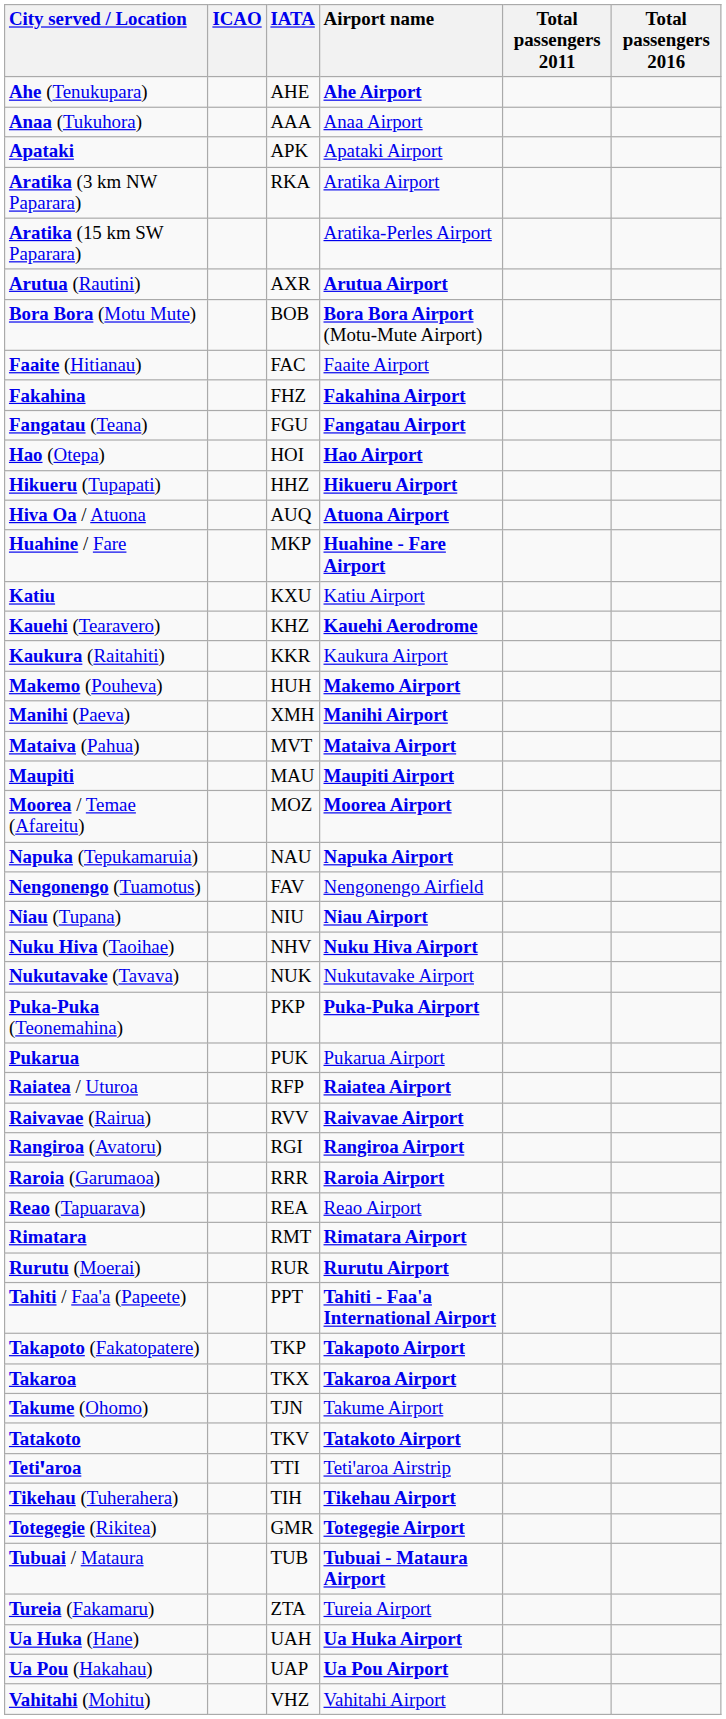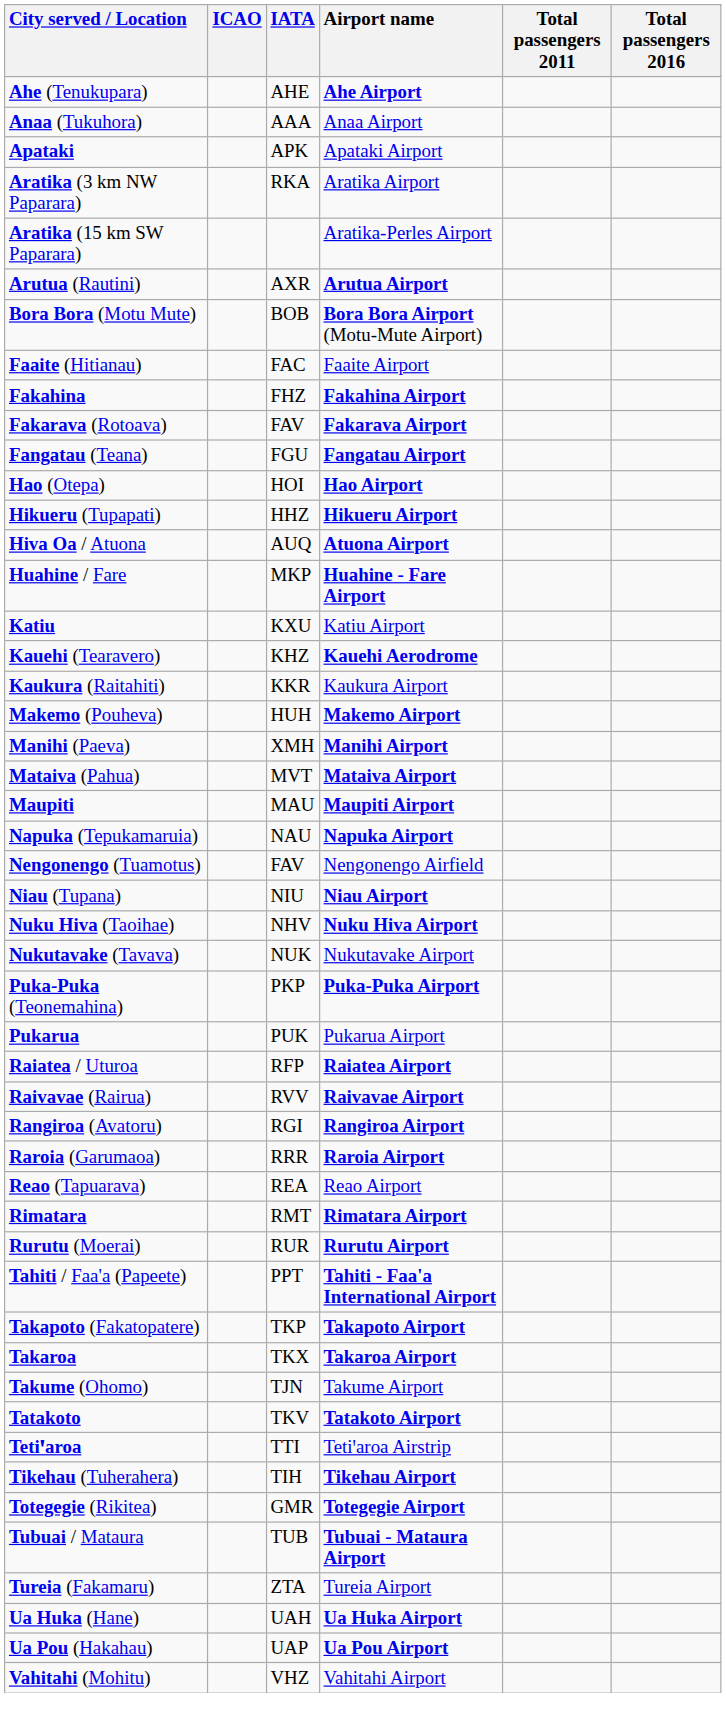+ row: (88, 425)
- row: (72, 816)
